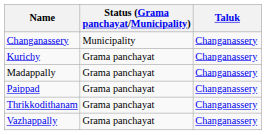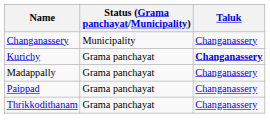(226, 56) normal -> (229, 56) bold
- row: (32, 121)
